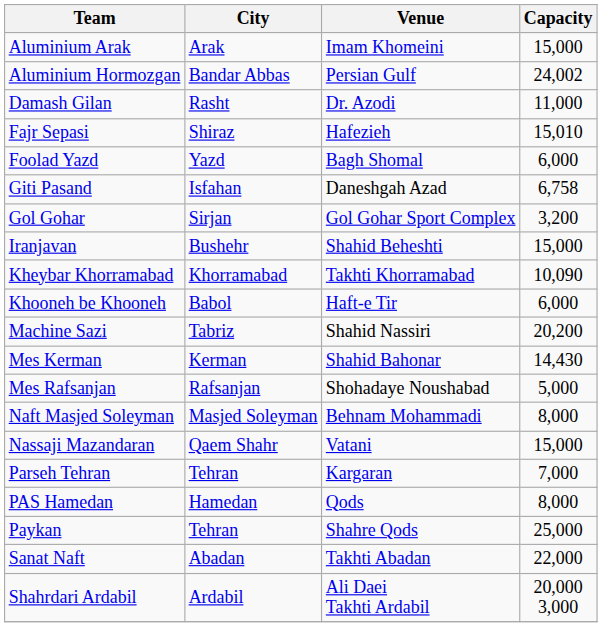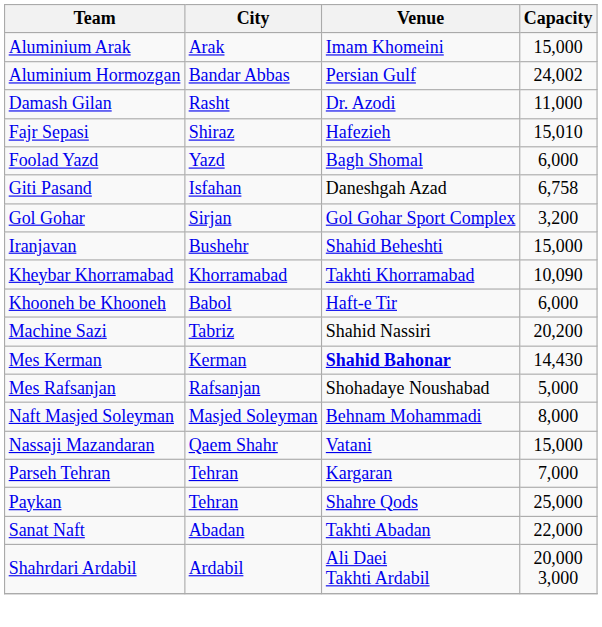(383, 359) normal -> (388, 359) bold
- row: (61, 501)
